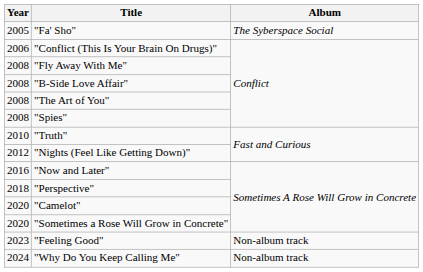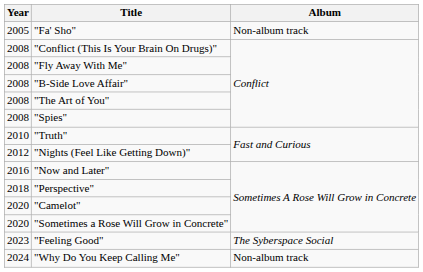(283, 30) The Syberspace Social -> (271, 30) Non-album track
(18, 48) 2006 -> (18, 48) 2008
(271, 240) Non-album track -> (283, 240) The Syberspace Social
